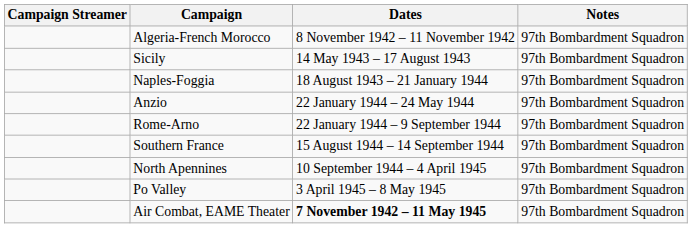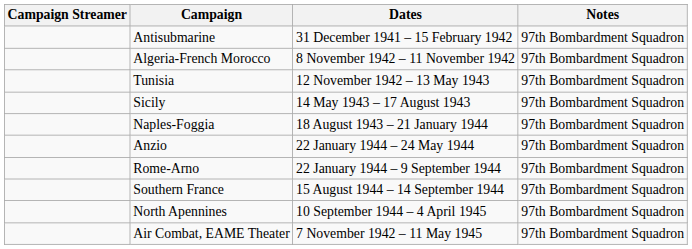+ row: (174, 37)
+ row: (154, 80)
- row: (160, 189)
(391, 211) bold -> (389, 233) normal
